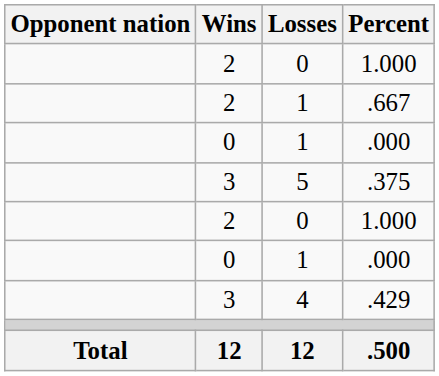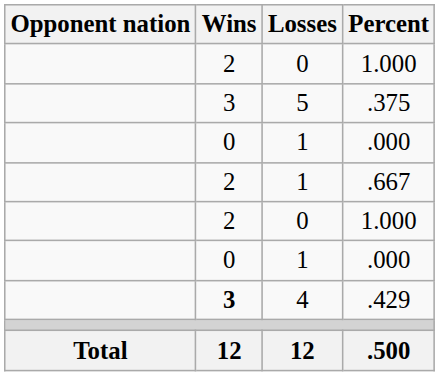rows swapped: (302, 102) <-> (302, 181)
(229, 299) normal -> (229, 299) bold
